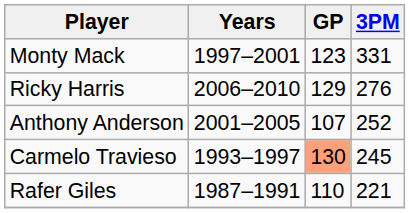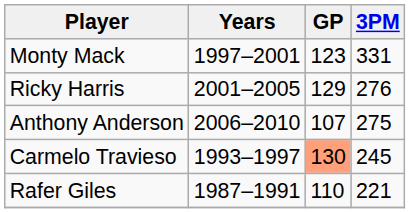(247, 89) 2006–2010 -> (247, 89) 2001–2005
(247, 123) 2001–2005 -> (247, 123) 2006–2010
(374, 123) 252 -> (374, 123) 275
